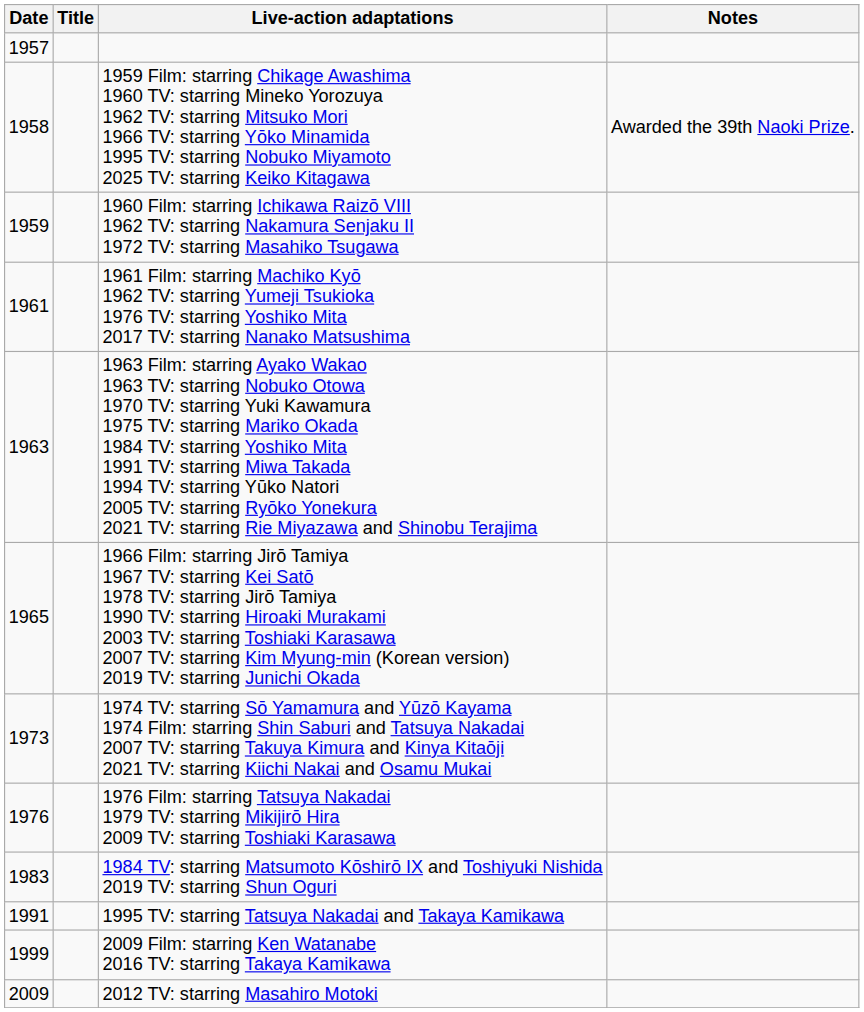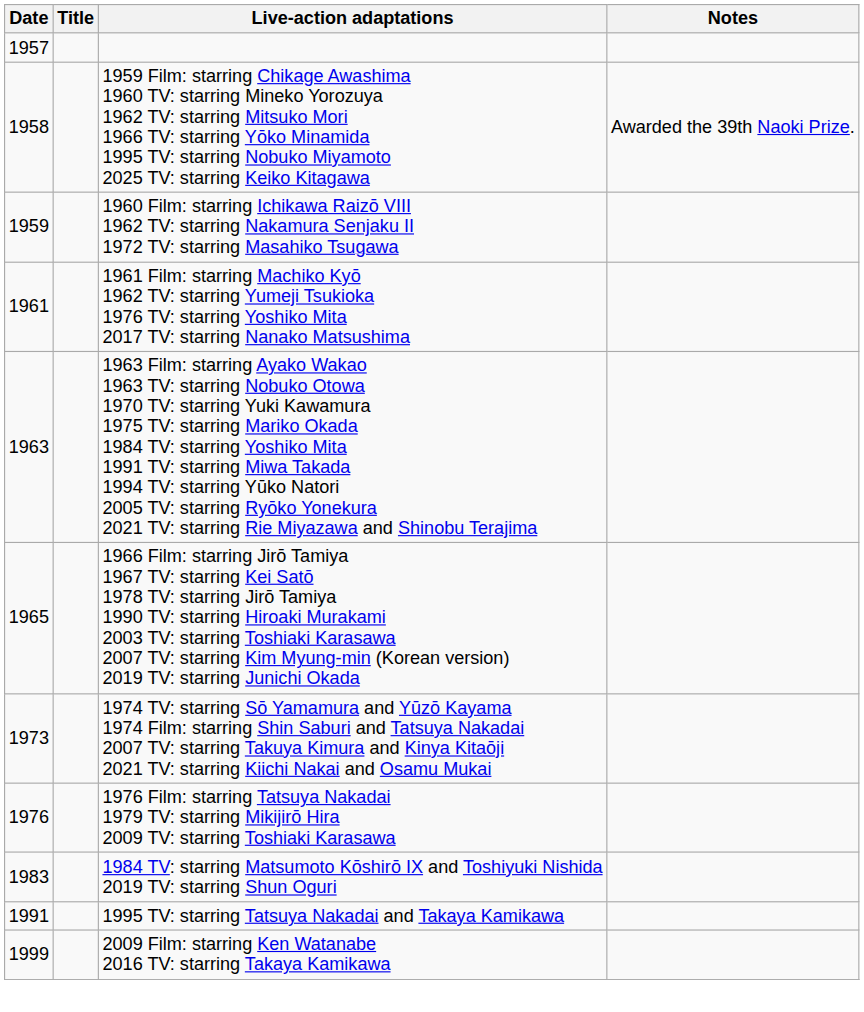- row: (29, 993)
